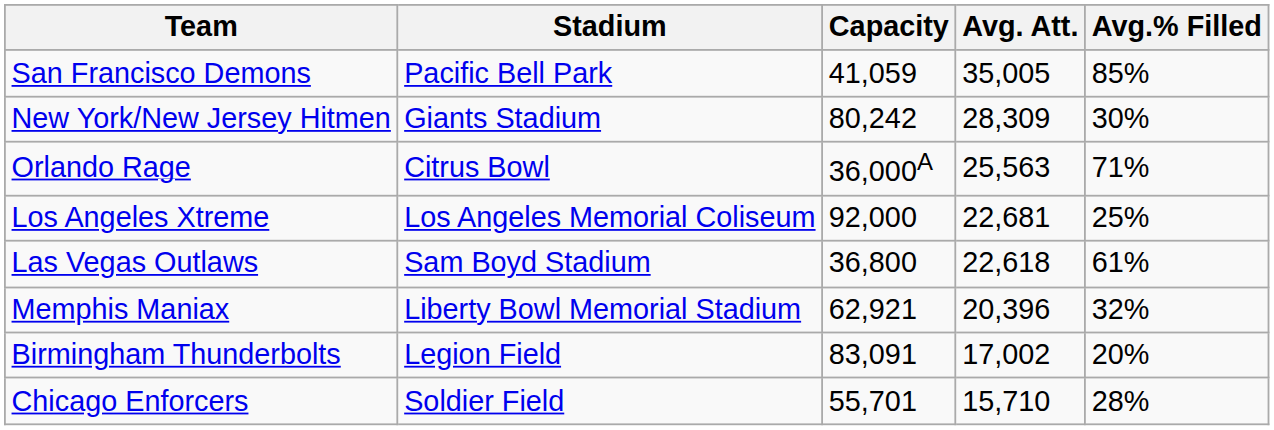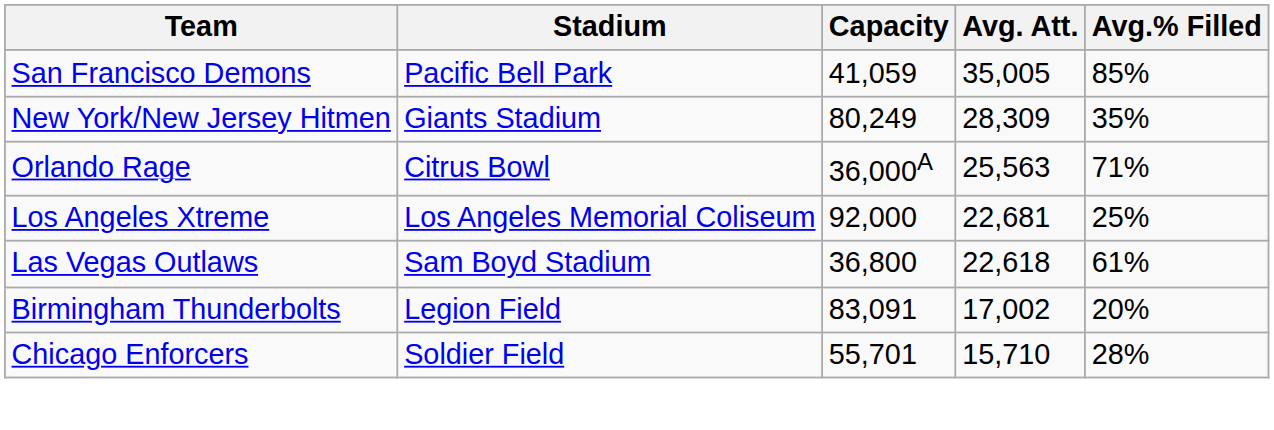(873, 118) 80,242 -> (873, 118) 80,249
(1121, 118) 30% -> (1121, 118) 35%
- row: (120, 309)
